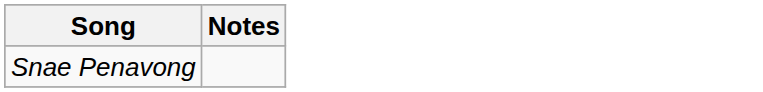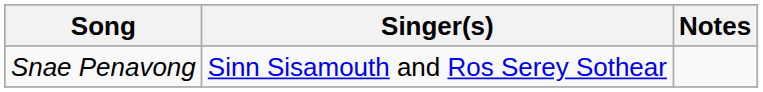+ column: (437, 26)
